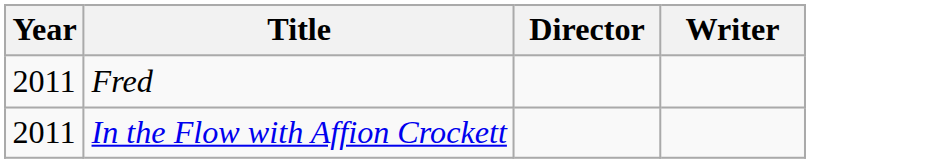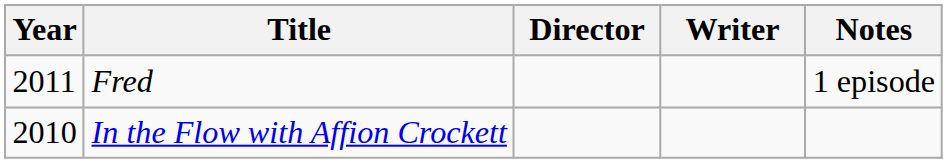+ column: (874, 30)
(44, 132) 2011 -> (45, 132) 2010
